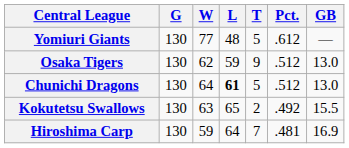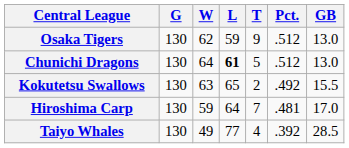- row: (82, 39)
(326, 131) 16.9 -> (326, 108) 17.0
+ row: (82, 131)
